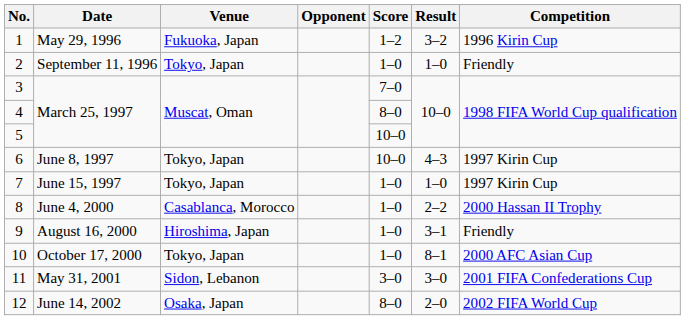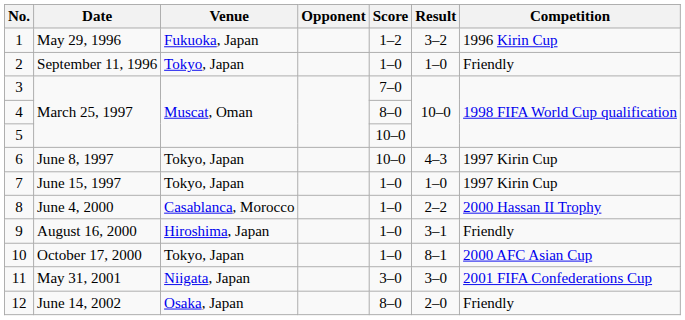(212, 278) Sidon, Lebanon -> (207, 278) Niigata, Japan
(530, 302) 2002 FIFA World Cup -> (489, 302) Friendly
